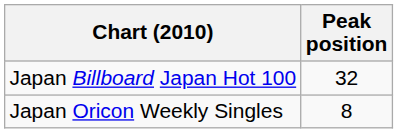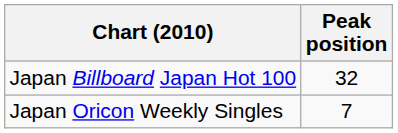(347, 111) 8 -> (347, 111) 7
